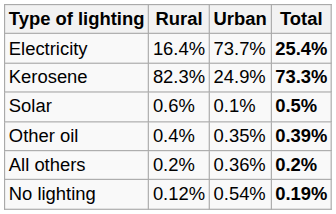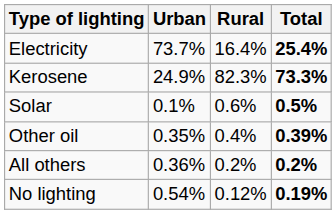columns swapped: (179, 19) <-> (240, 19)
